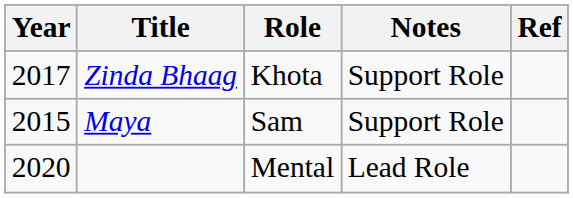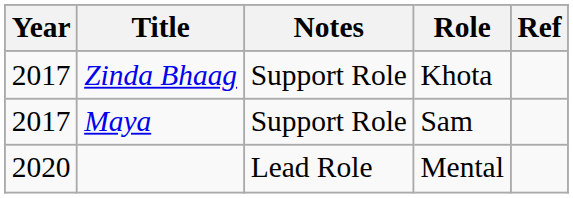columns swapped: (292, 27) <-> (426, 27)
(41, 121) 2015 -> (41, 121) 2017
